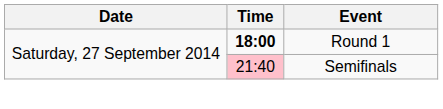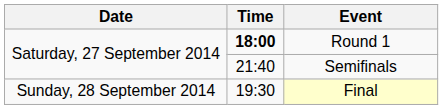(255, 66) pink background -> (255, 66) no background
+ row: (361, 91)
